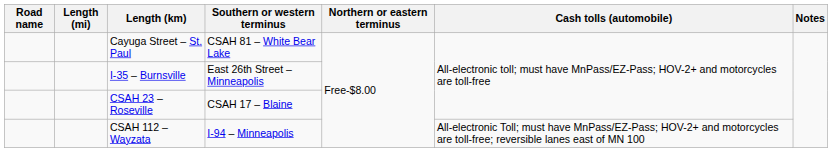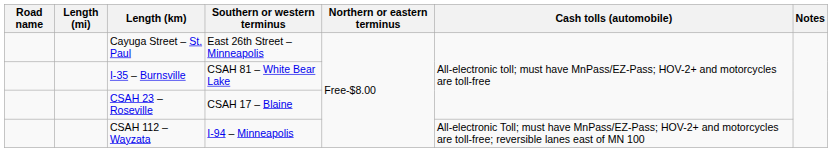(261, 47) CSAH 81 – White Bear Lake -> (250, 47) East 26th Street – Minneapolis
(250, 76) East 26th Street – Minneapolis -> (261, 76) CSAH 81 – White Bear Lake
